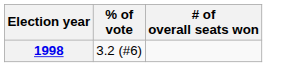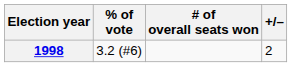+ column: (274, 22)
